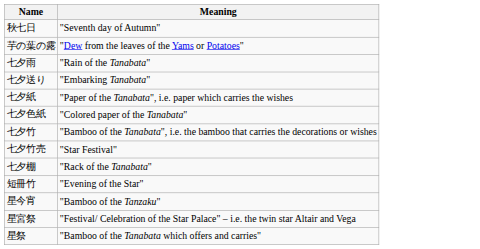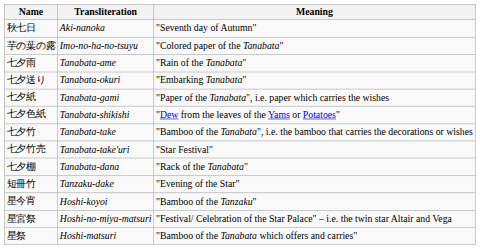+ column: (106, 12)
(152, 45) "Dew from the leaves of the Yams or Potatoes" -> (220, 45) "Colored paper of the Tanabata"
(124, 115) "Colored paper of the Tanabata" -> (248, 115) "Dew from the leaves of the Yams or Potatoes"
